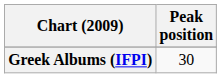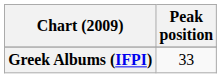(186, 60) 30 -> (186, 60) 33
